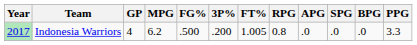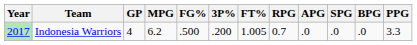(279, 31) 0.8 -> (279, 31) 0.7
